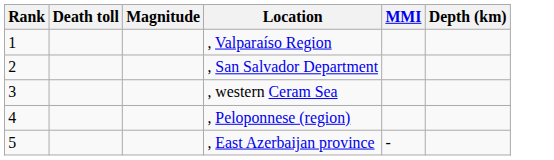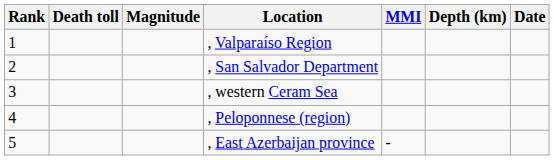+ column: (530, 17)
